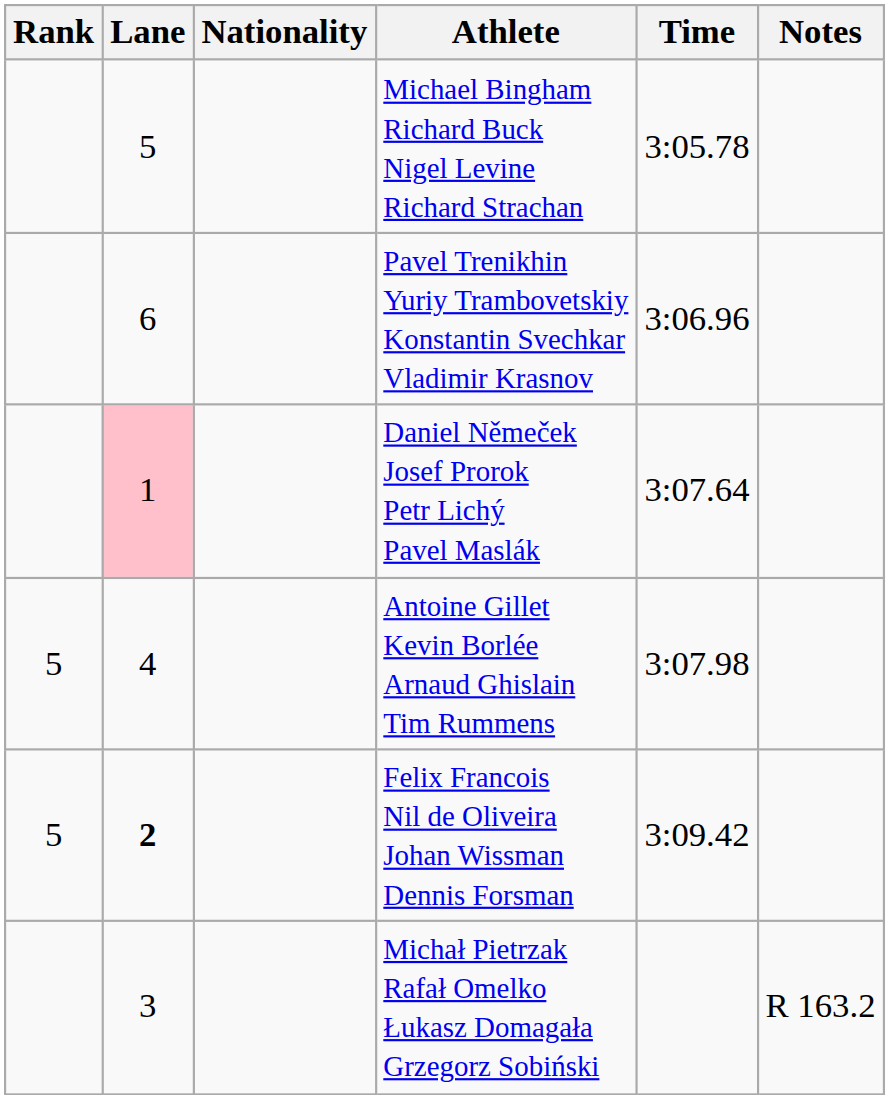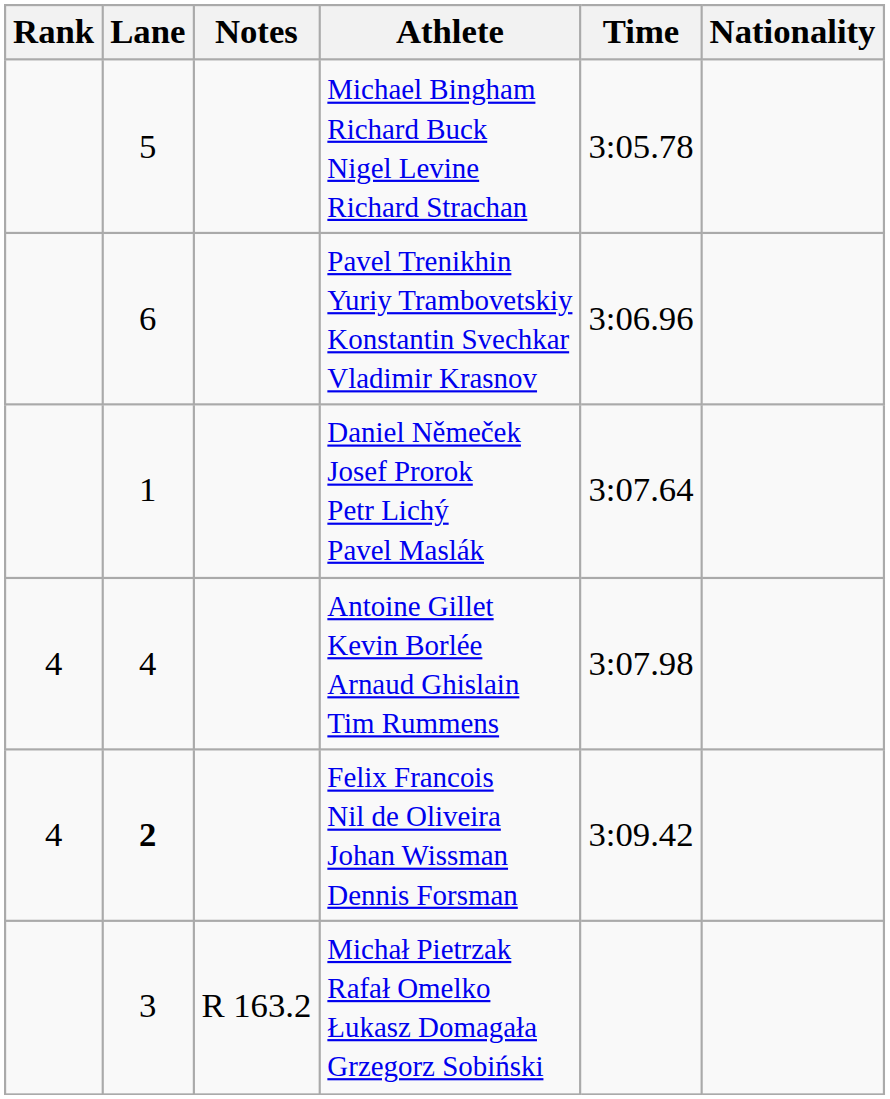columns swapped: (284, 32) <-> (820, 32)
(148, 490) pink background -> (148, 490) no background
(54, 662) 5 -> (54, 662) 4
(54, 834) 5 -> (54, 834) 4
